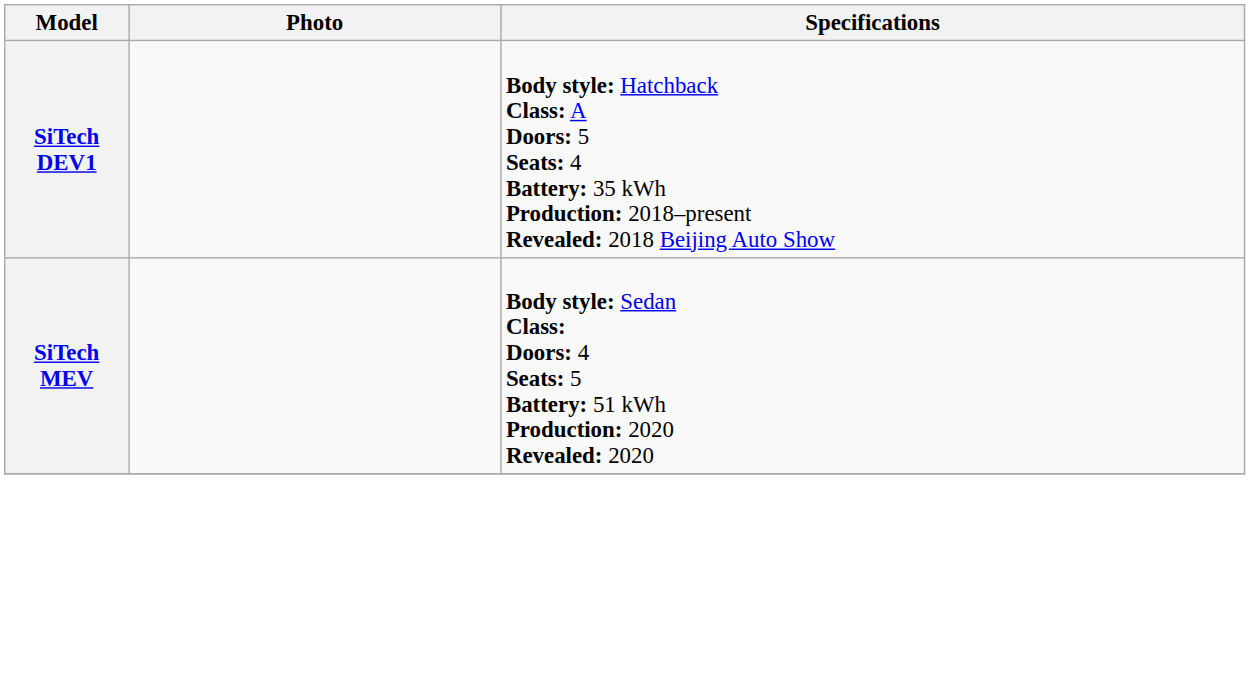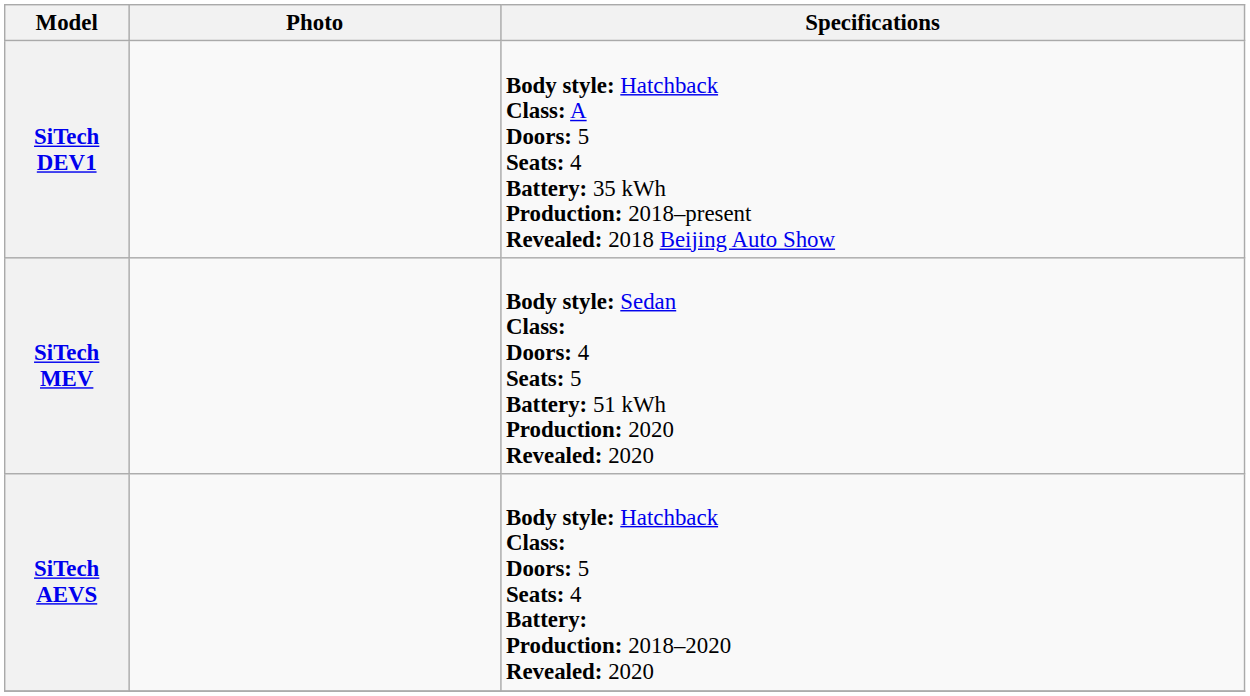+ row: (67, 581)
